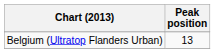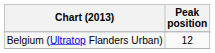(187, 40) 13 -> (187, 40) 12
